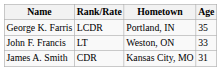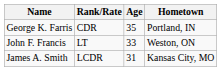columns swapped: (206, 12) <-> (160, 12)
(90, 27) LCDR -> (87, 27) CDR
(87, 58) CDR -> (90, 58) LCDR
